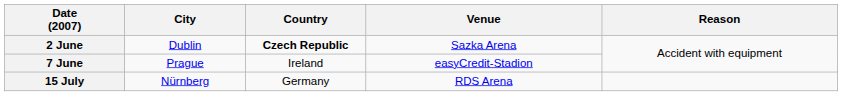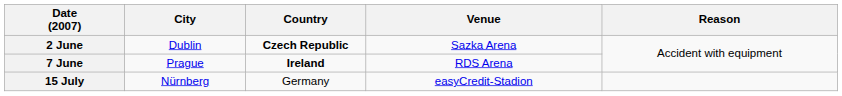(306, 63) normal -> (306, 63) bold
(484, 63) easyCredit-Stadion -> (484, 63) RDS Arena
(484, 81) RDS Arena -> (484, 81) easyCredit-Stadion
